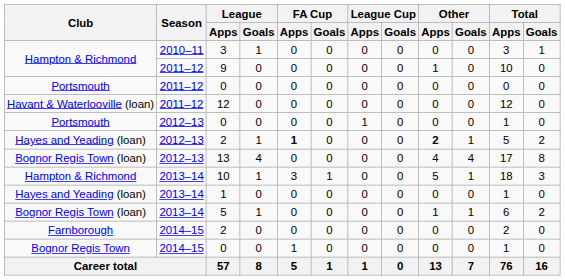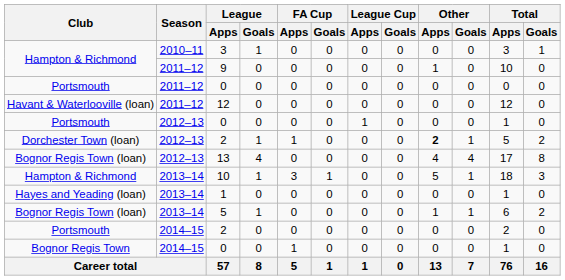(81, 140) Hayes and Yeading (loan) -> (81, 140) Dorchester Town (loan)
(294, 140) bold -> (294, 140) normal
(81, 230) Farnborough -> (81, 230) Portsmouth
